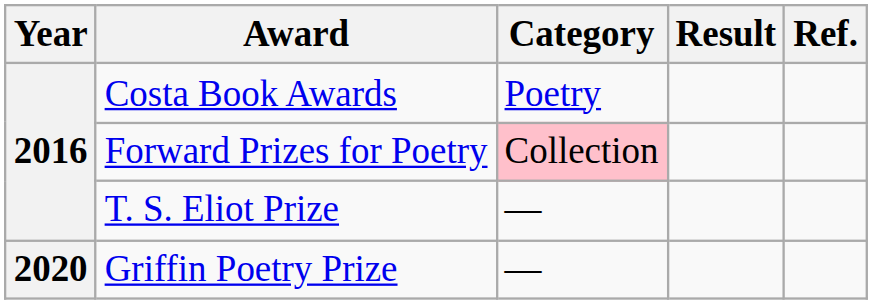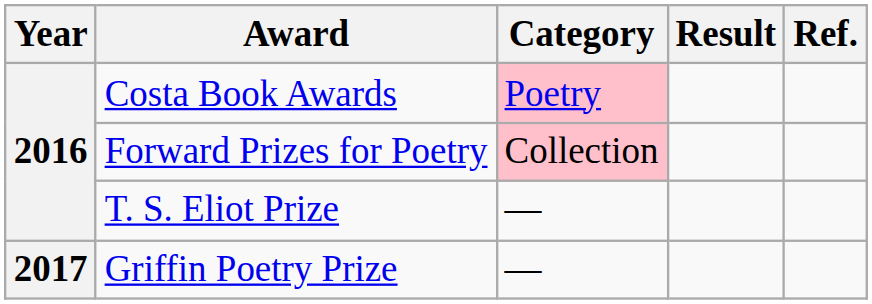(553, 92) no background -> (553, 92) pink background
(51, 268) 2020 -> (51, 268) 2017
